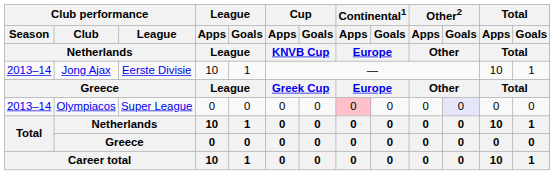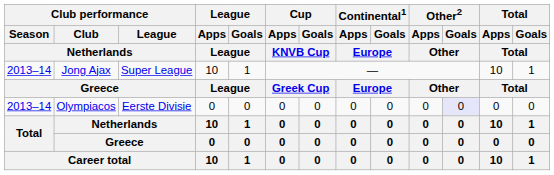(157, 70) Eerste Divisie -> (157, 70) Super League
(157, 106) Super League -> (157, 106) Eerste Divisie
(353, 106) pink background -> (353, 106) no background
